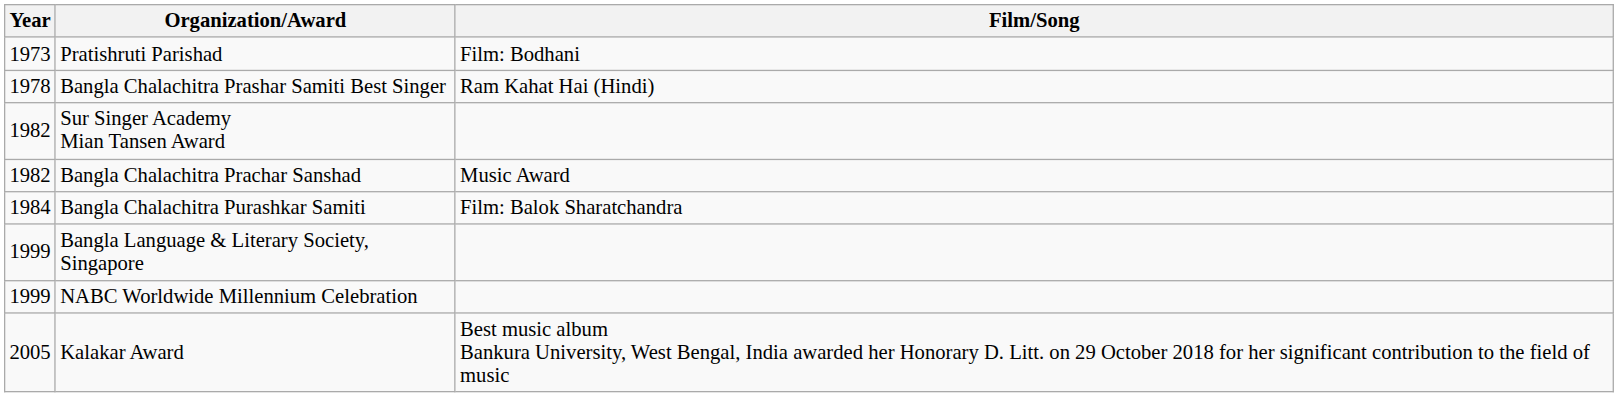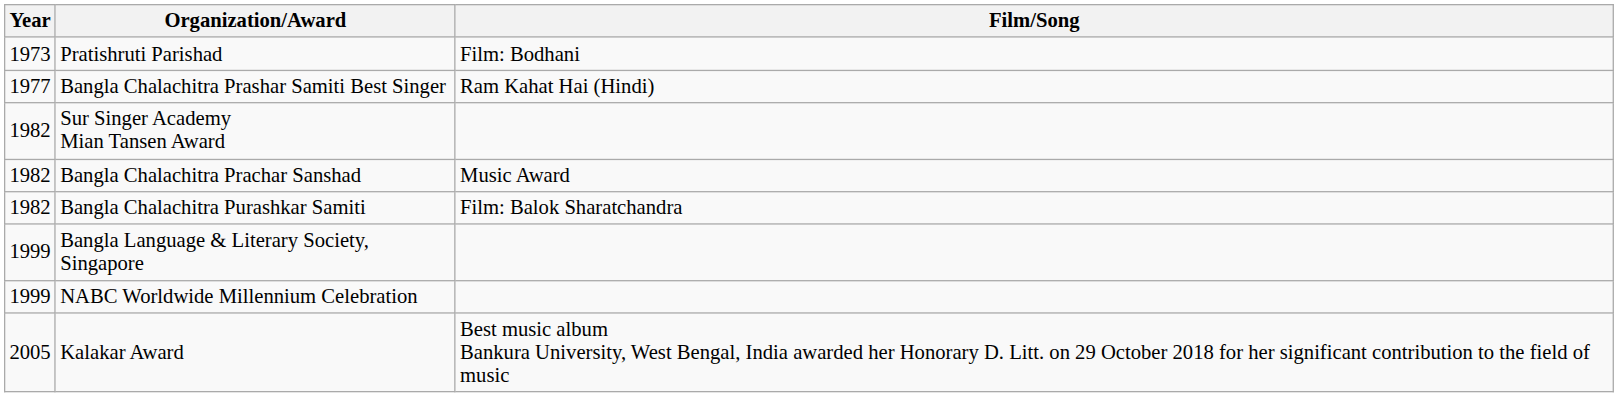(30, 86) 1978 -> (30, 86) 1977
(30, 207) 1984 -> (30, 207) 1982
